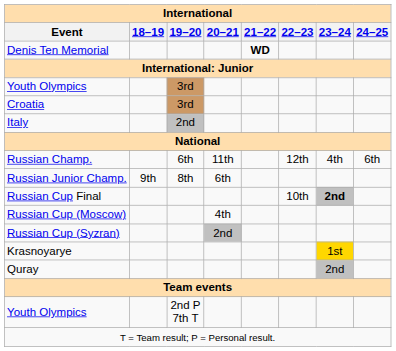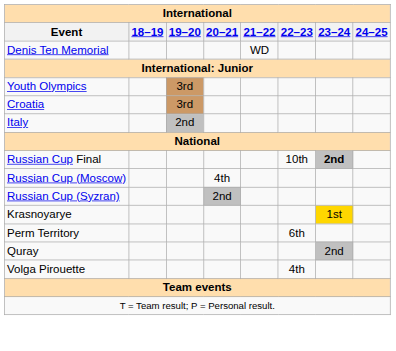(260, 50) bold -> (259, 50) normal
- row: (50, 159)
- row: (67, 178)
+ row: (43, 232)
+ row: (46, 269)
- row: (47, 312)
